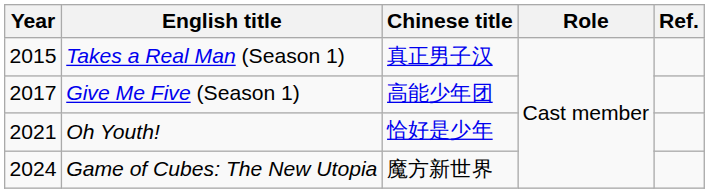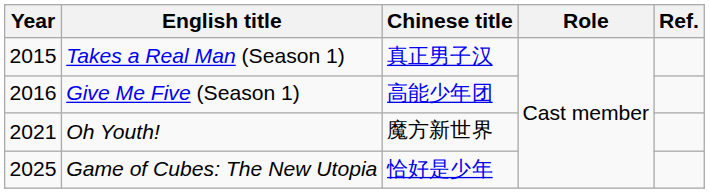(33, 94) 2017 -> (33, 94) 2016
(440, 130) 恰好是少年 -> (440, 130) 魔方新世界
(33, 169) 2024 -> (33, 169) 2025
(440, 168) 魔方新世界 -> (440, 168) 恰好是少年
